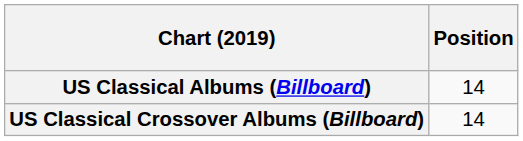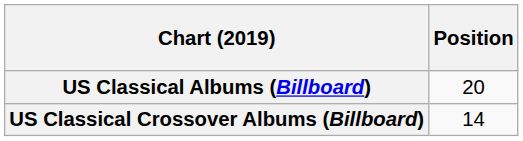(474, 87) 14 -> (474, 87) 20
